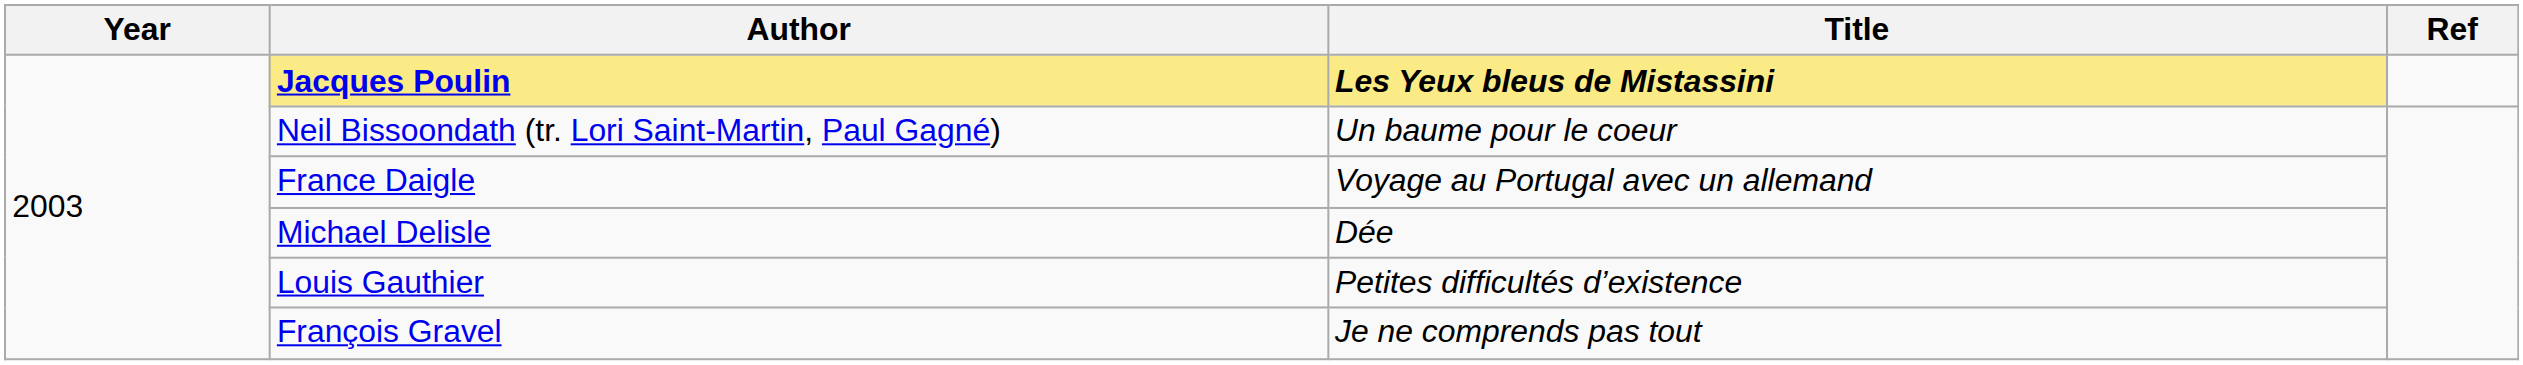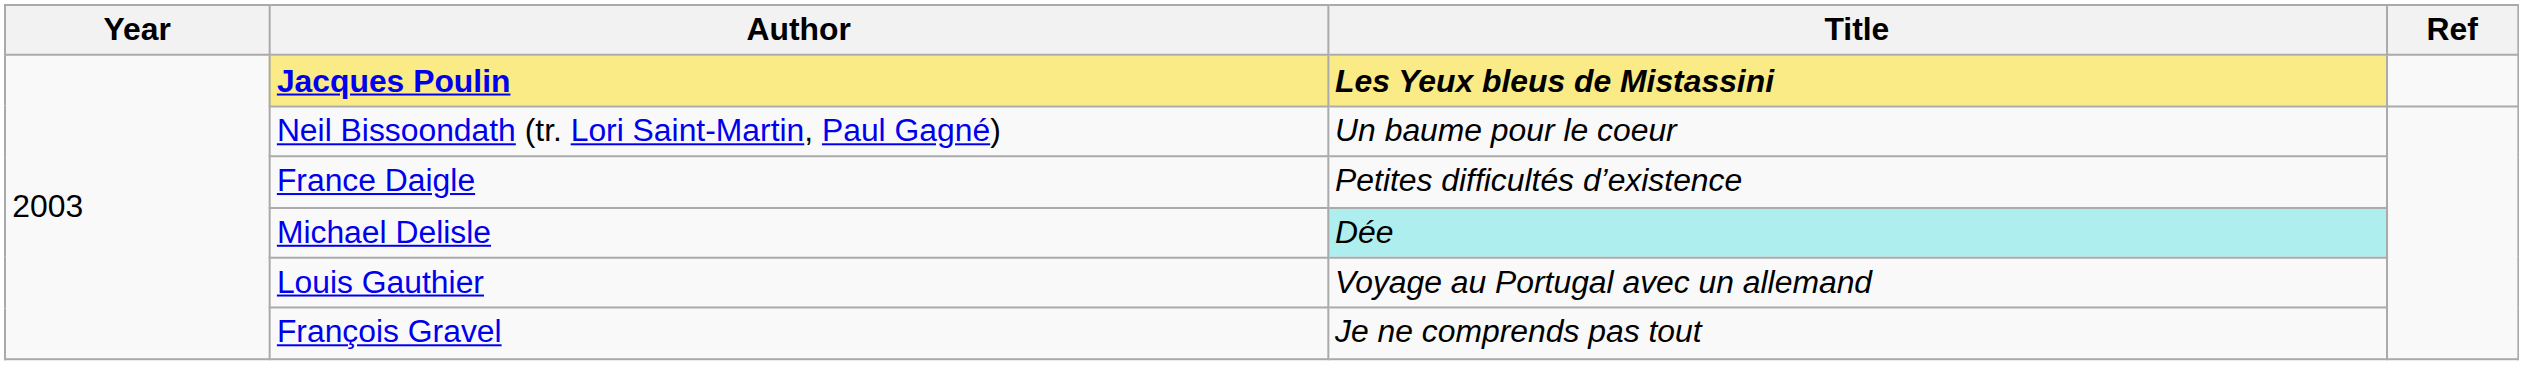(1604, 181) Voyage au Portugal avec un allemand -> (1539, 181) Petites difficultés d’existence
(1364, 231) no background -> (1364, 231) paleturquoise background
(1539, 282) Petites difficultés d’existence -> (1604, 282) Voyage au Portugal avec un allemand
